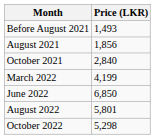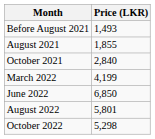(105, 45) 1,856 -> (105, 45) 1,855
